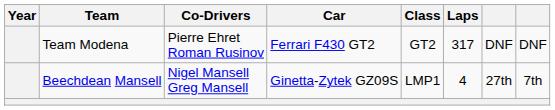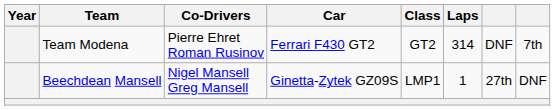(463, 44) 317 -> (463, 44) 314
(533, 44) DNF -> (533, 44) 7th
(463, 81) 4 -> (463, 81) 1
(533, 81) 7th -> (533, 81) DNF
